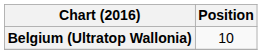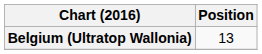(226, 37) 10 -> (226, 37) 13
